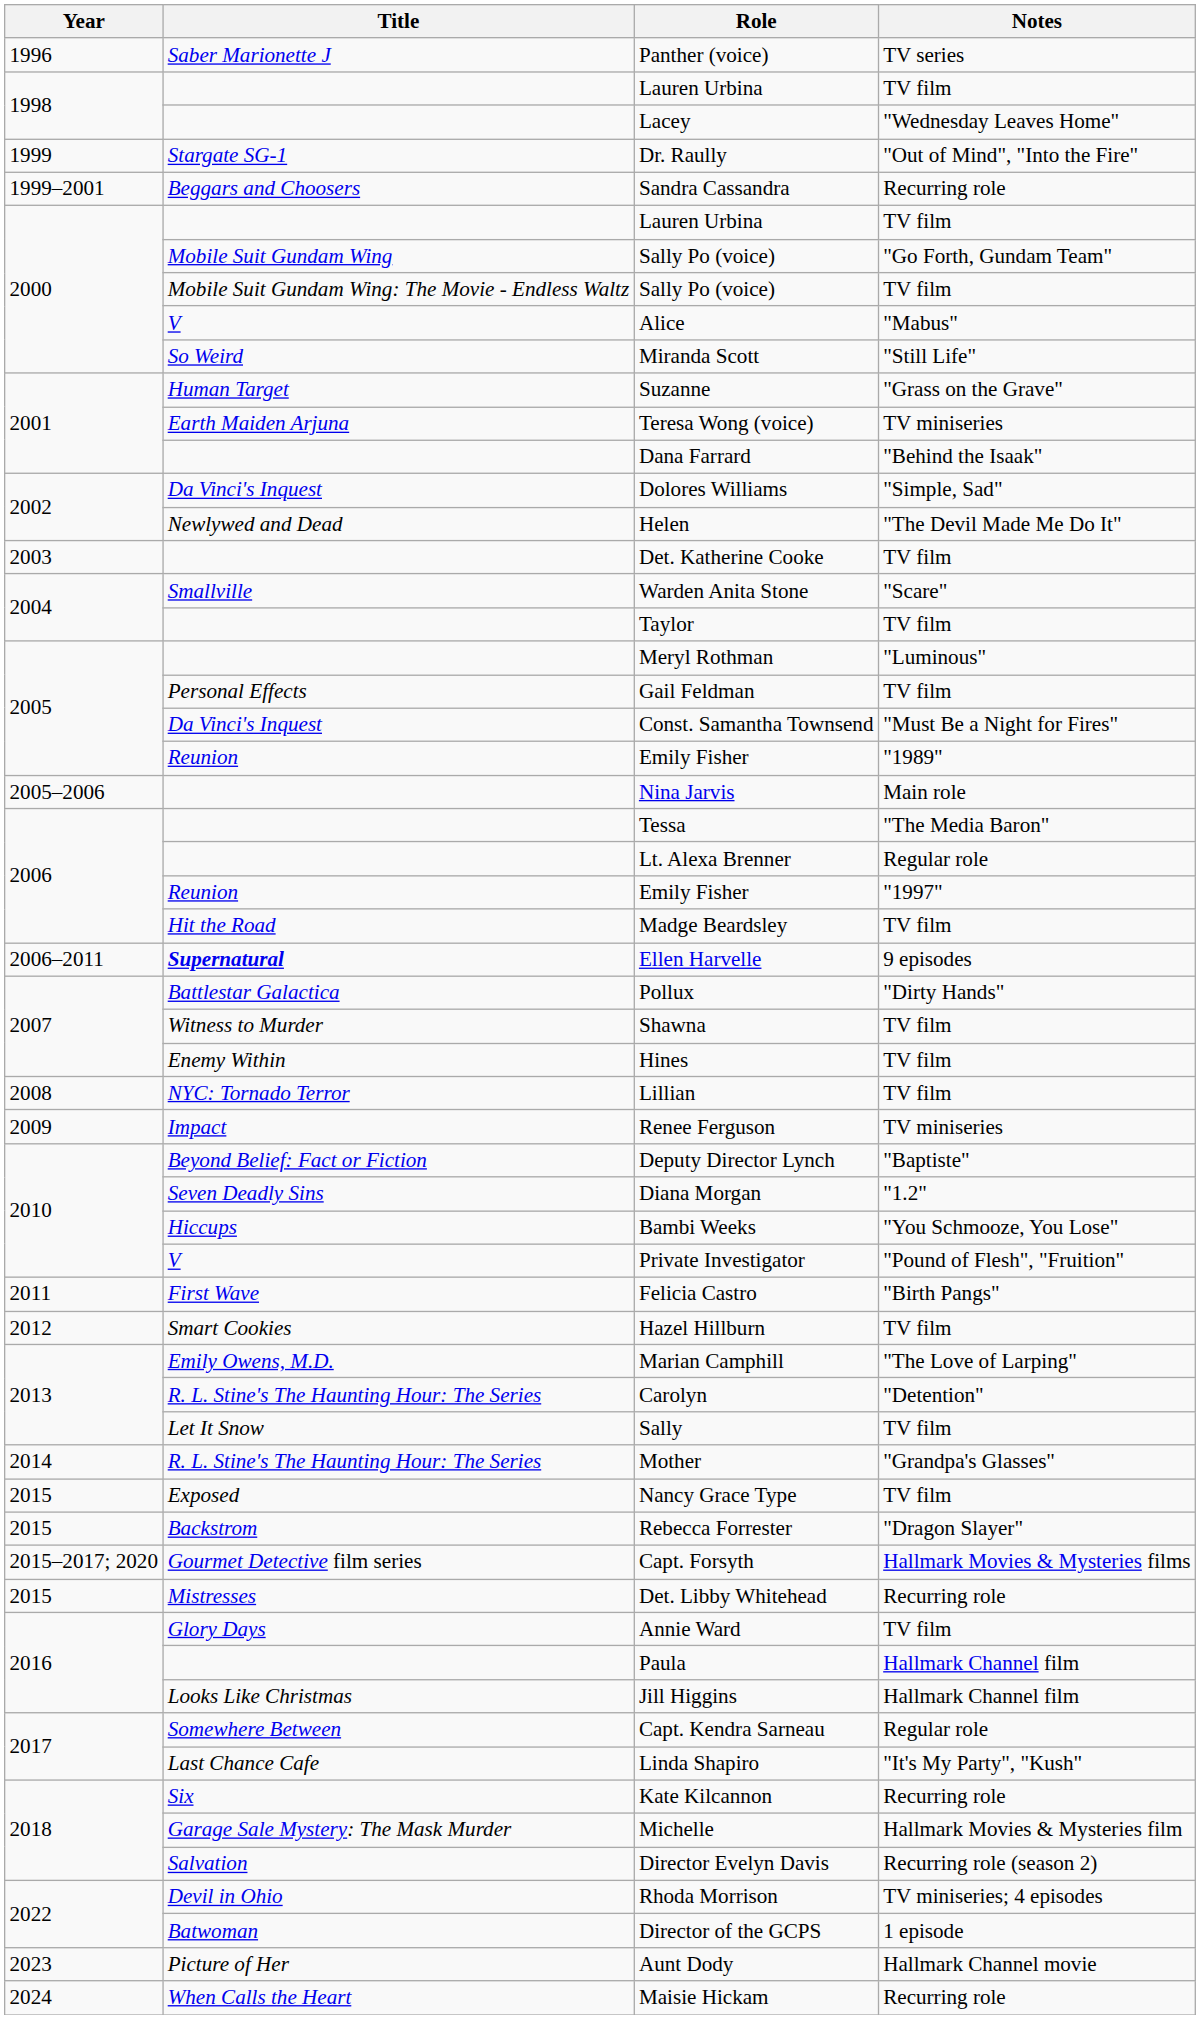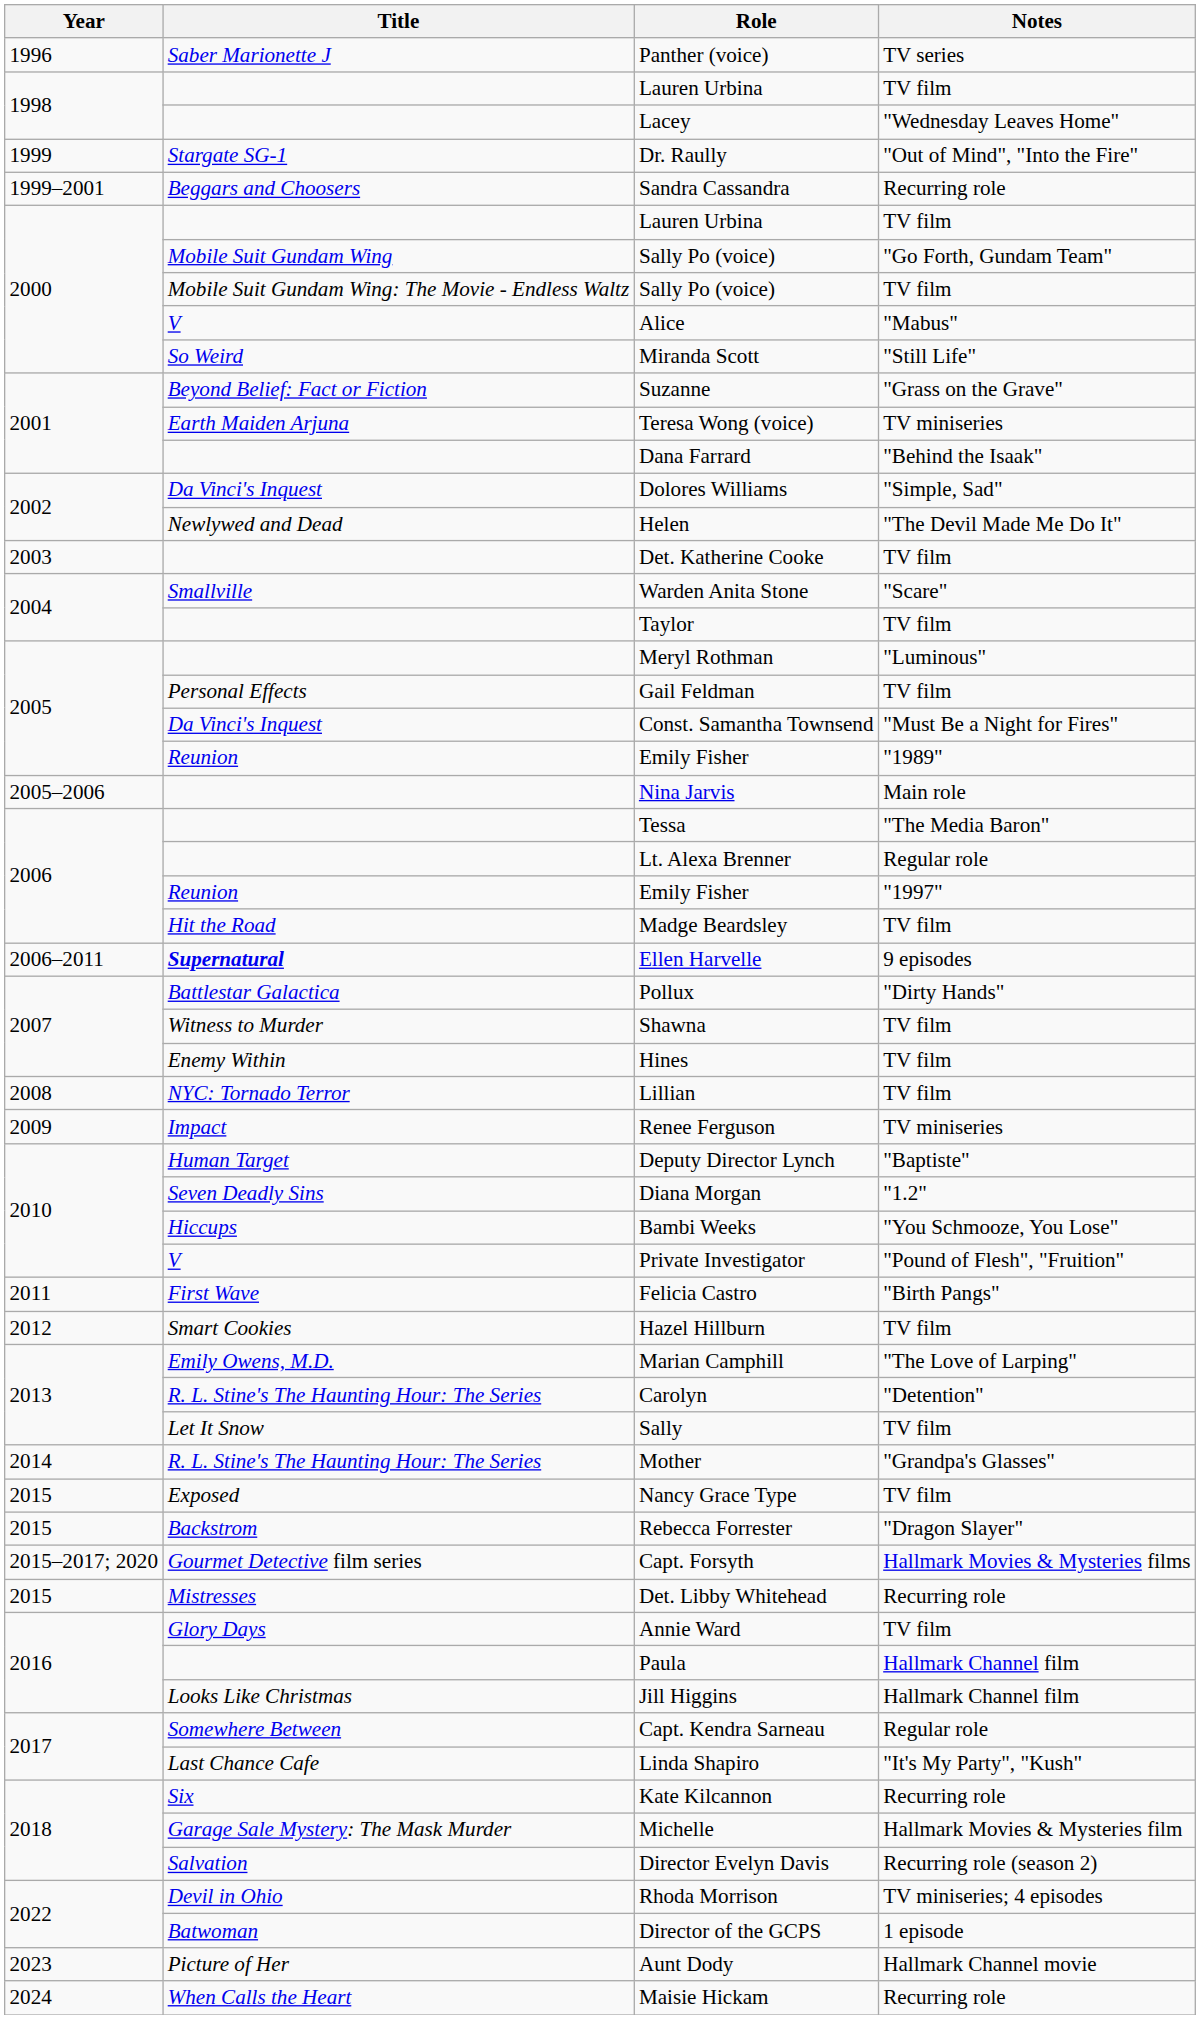(228, 389) Human Target -> (297, 389) Beyond Belief: Fact or Fiction
(297, 1160) Beyond Belief: Fact or Fiction -> (228, 1160) Human Target
